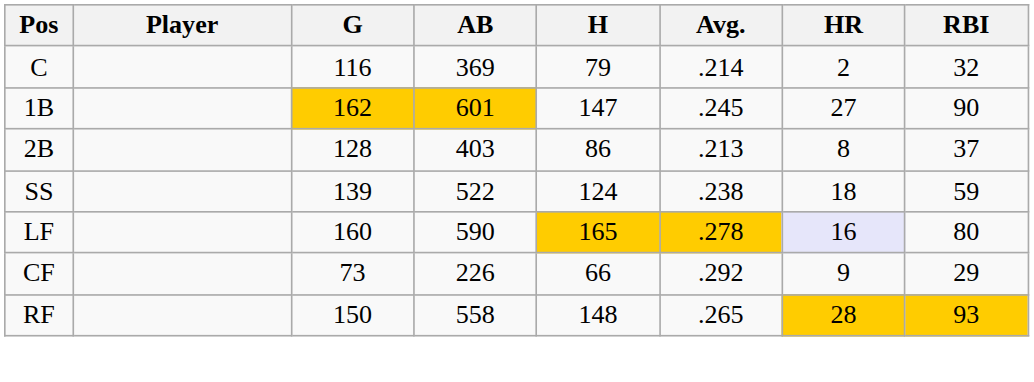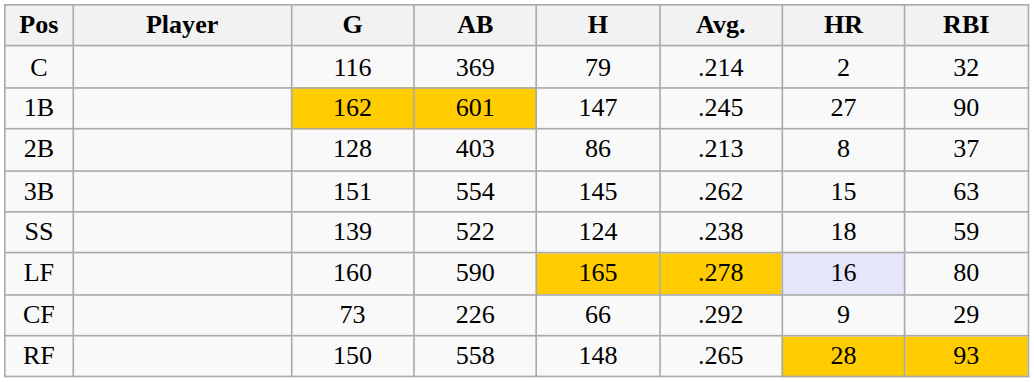+ row: (39, 190)
